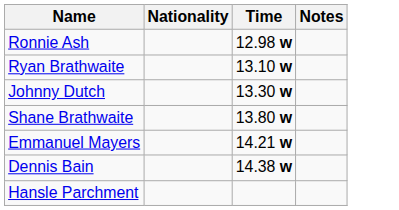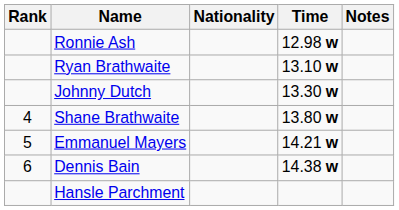+ column: (28, 17)
